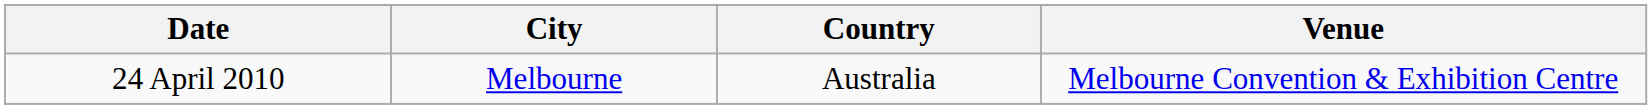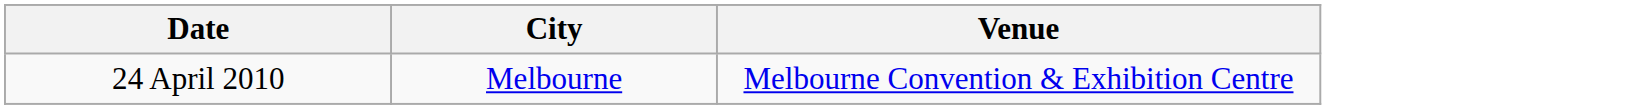- column: (879, 29)
